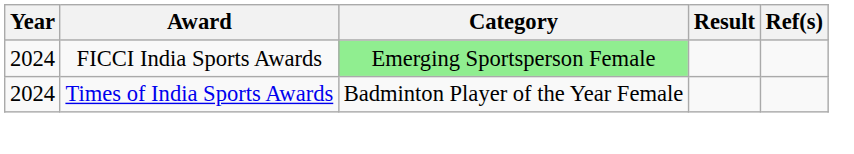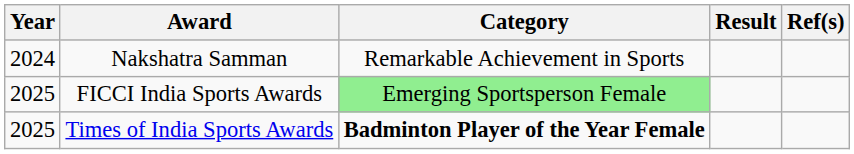+ row: (199, 58)
(32, 58) 2024 -> (32, 93) 2025
(32, 93) 2024 -> (32, 129) 2025
(513, 93) normal -> (524, 129) bold
